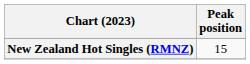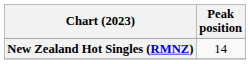(221, 48) 15 -> (221, 48) 14
